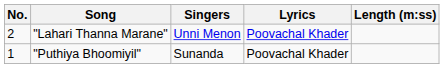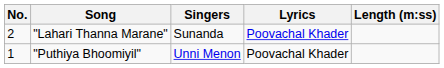(207, 34) Unni Menon -> (199, 34) Sunanda
(199, 54) Sunanda -> (207, 54) Unni Menon
